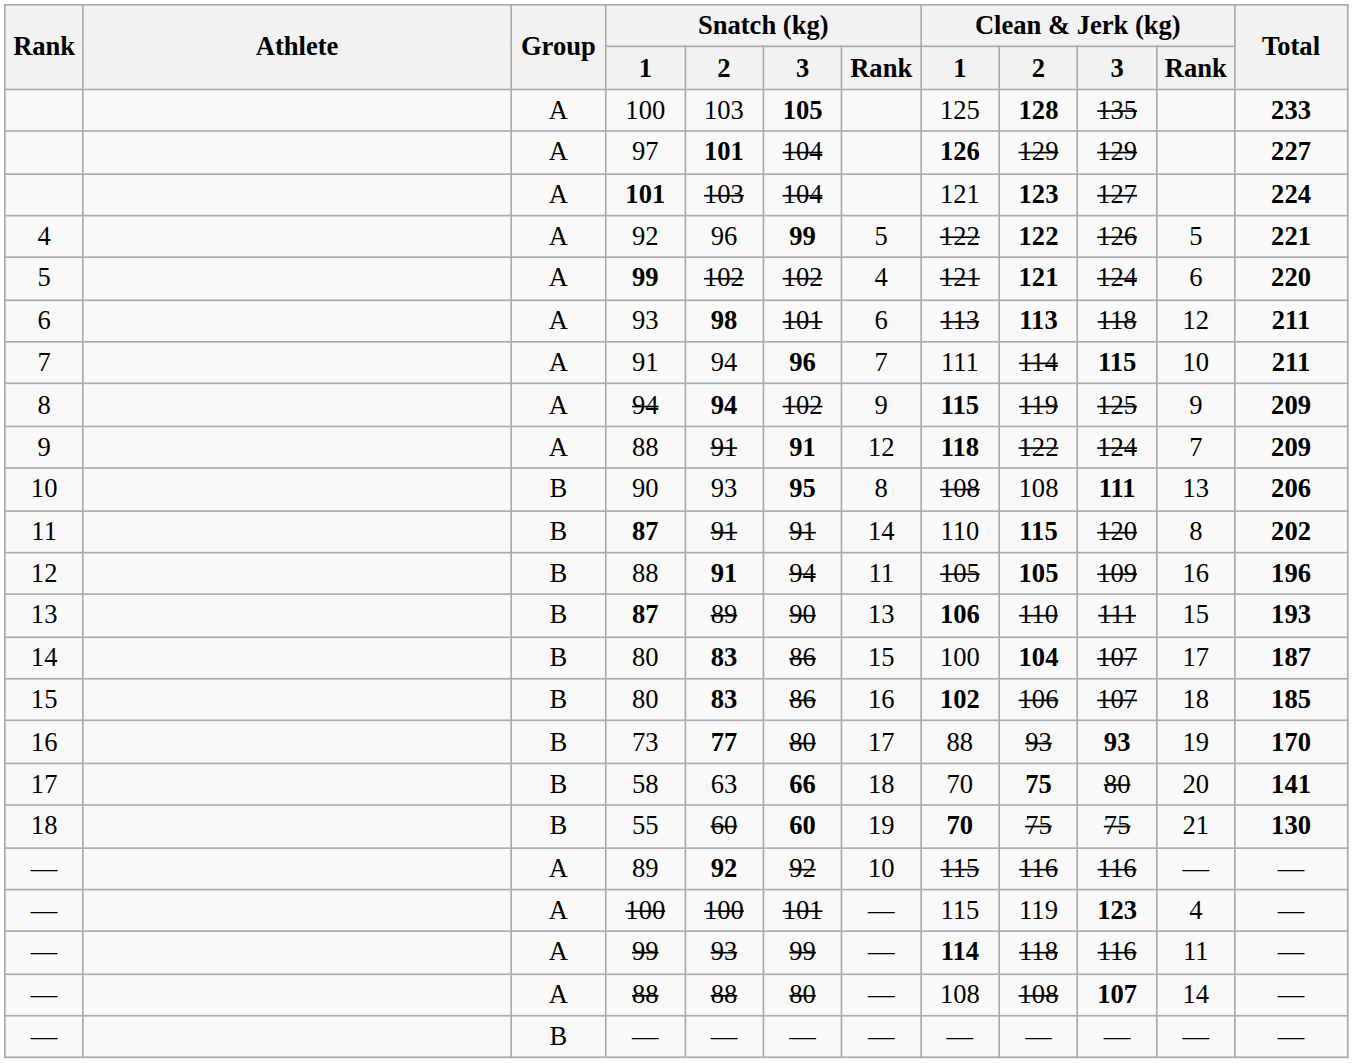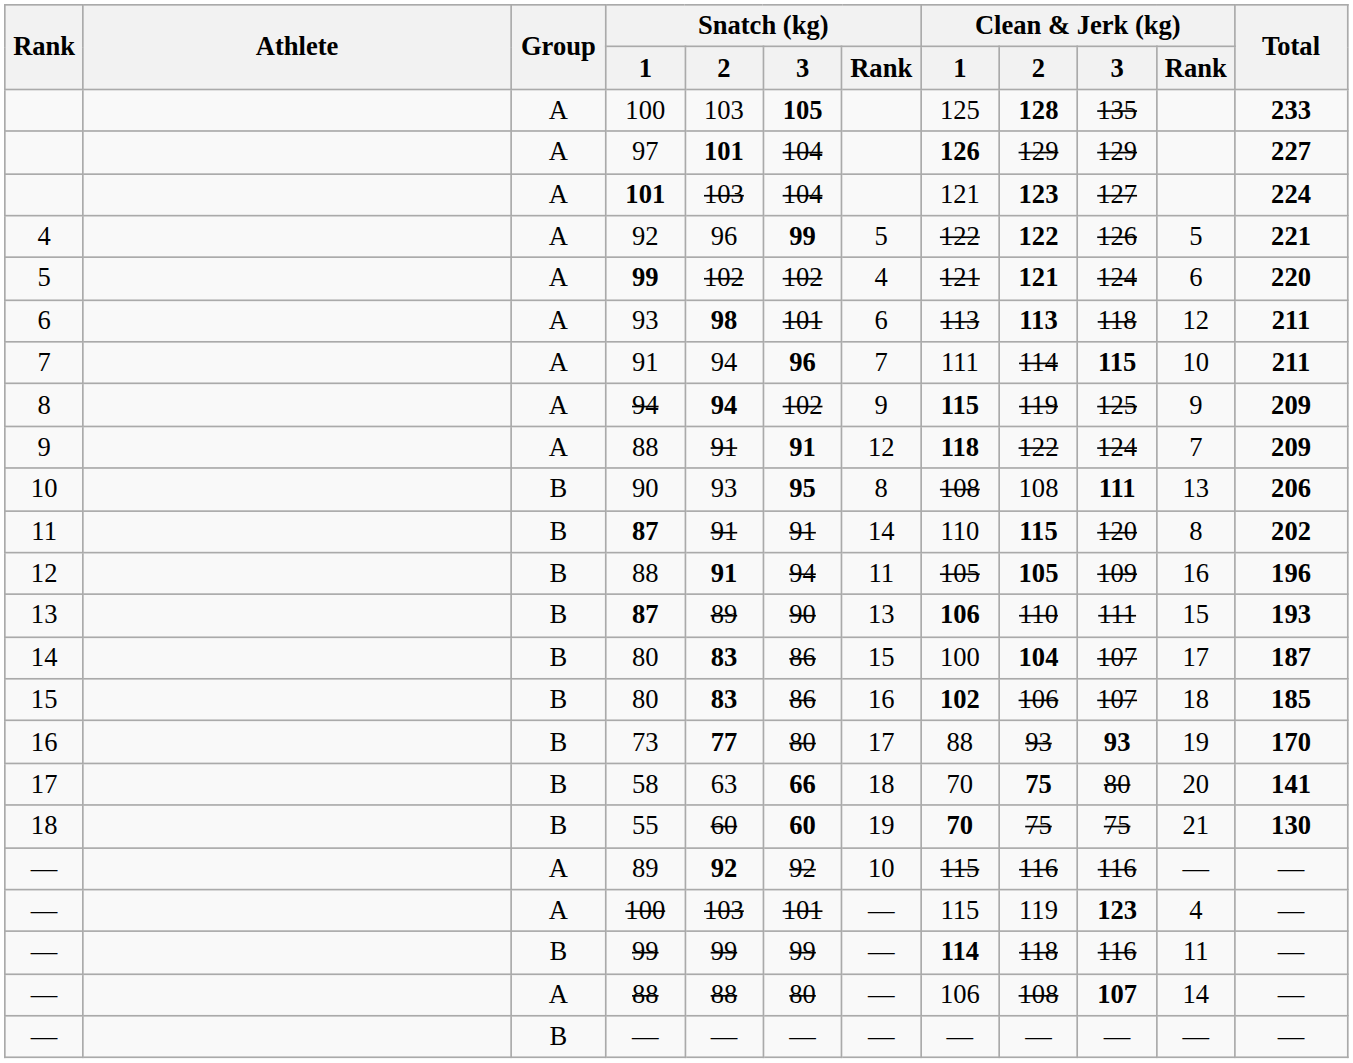(724, 910) 100 -> (724, 910) 103
(558, 952) A -> (558, 952) B
(724, 952) 93 -> (724, 952) 99
(960, 994) 108 -> (960, 994) 106
